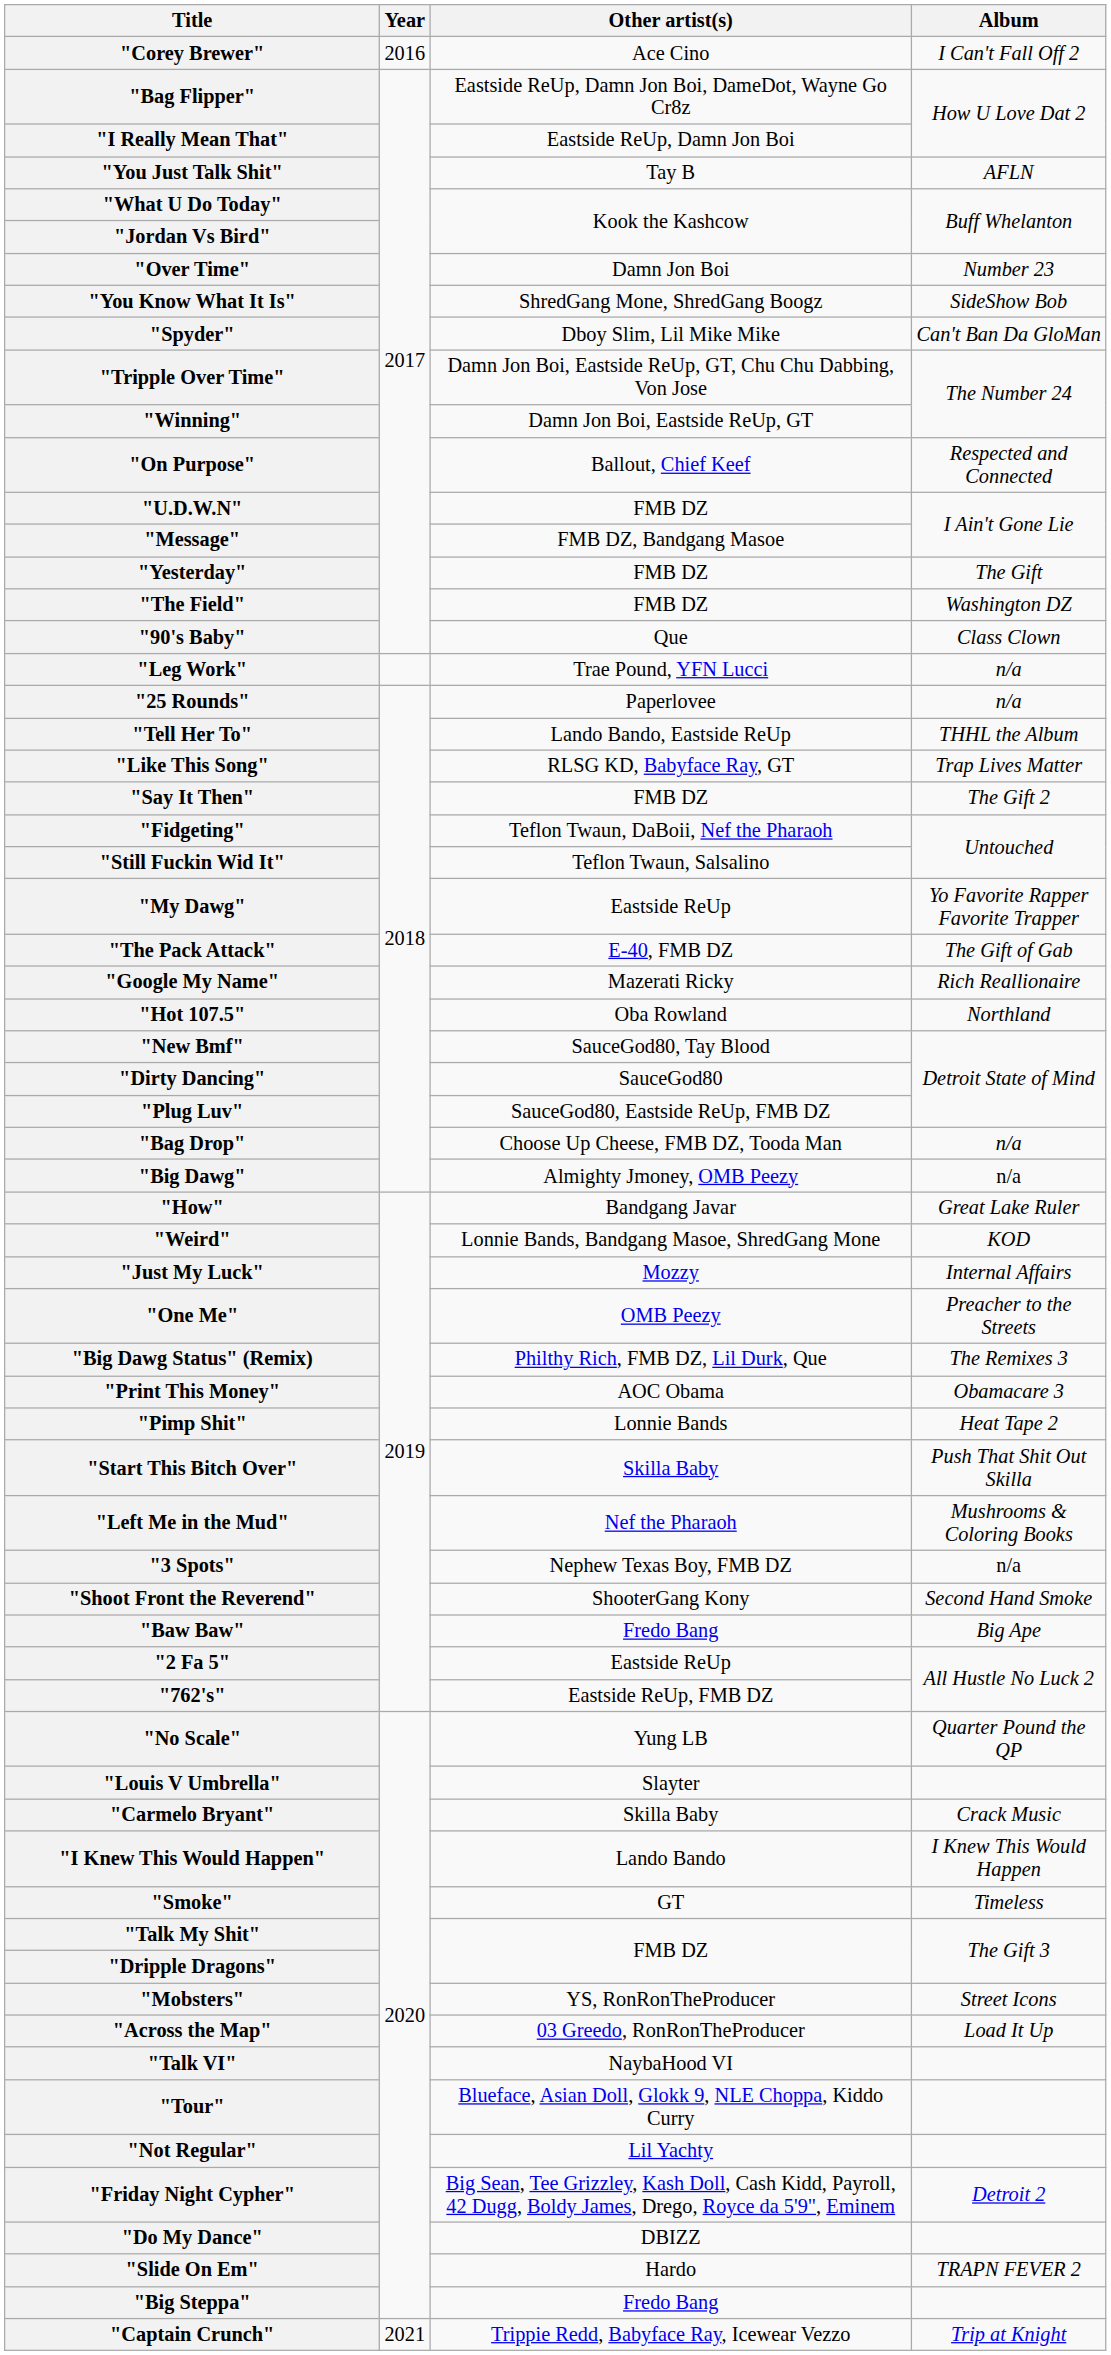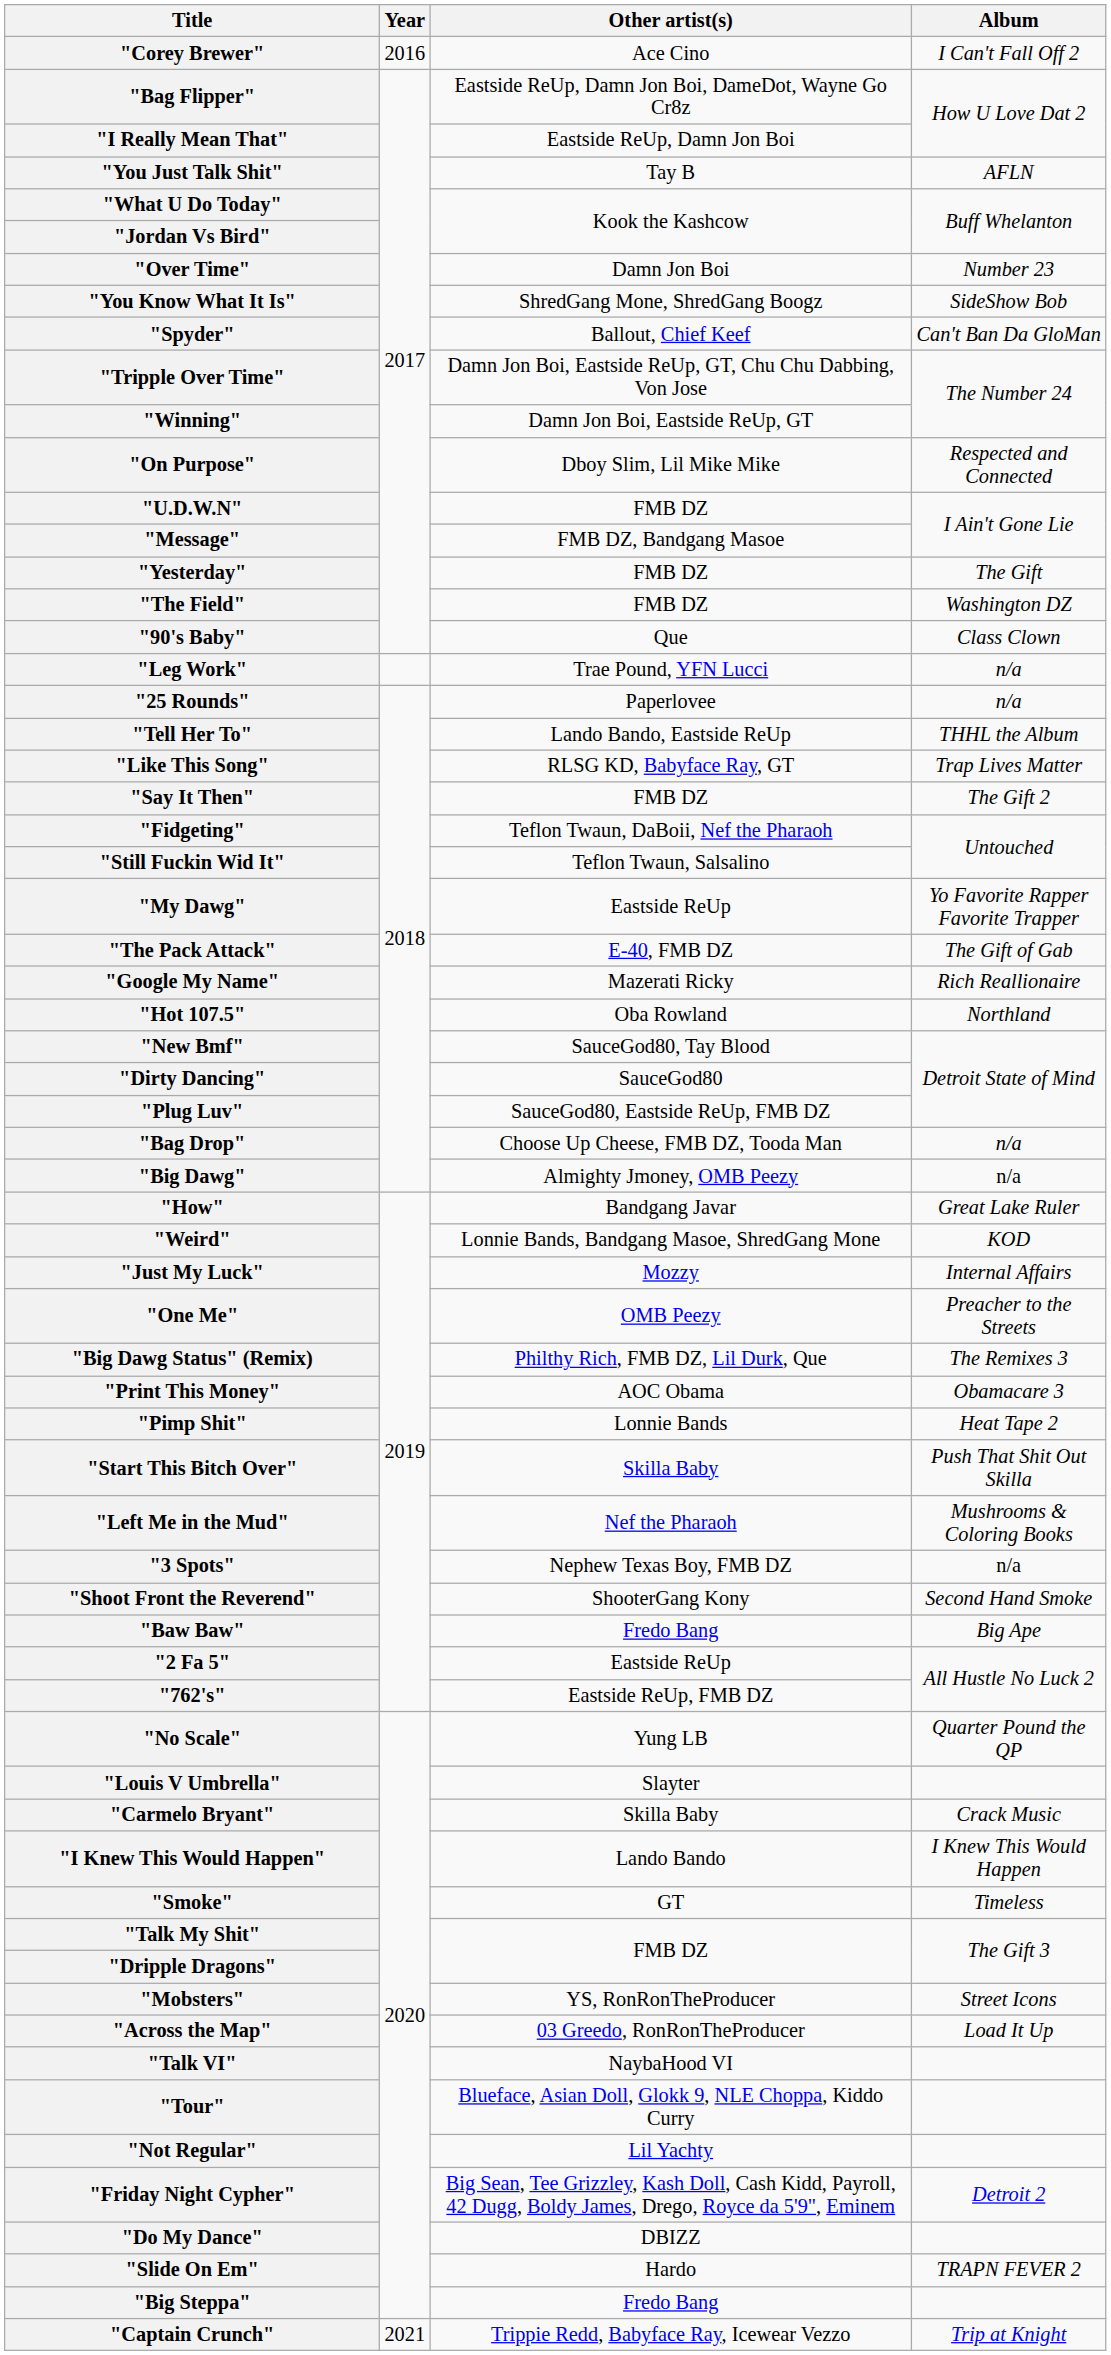(671, 333) Dboy Slim, Lil Mike Mike -> (671, 333) Ballout, Chief Keef
(671, 464) Ballout, Chief Keef -> (671, 464) Dboy Slim, Lil Mike Mike
